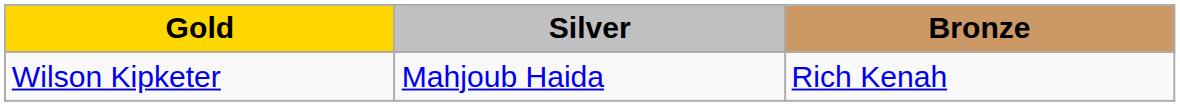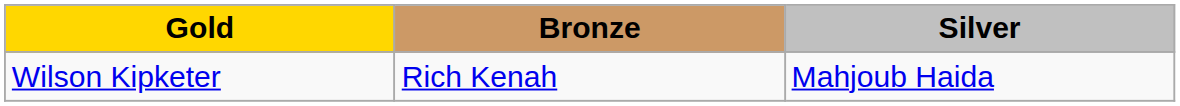columns swapped: (590, 28) <-> (980, 28)
